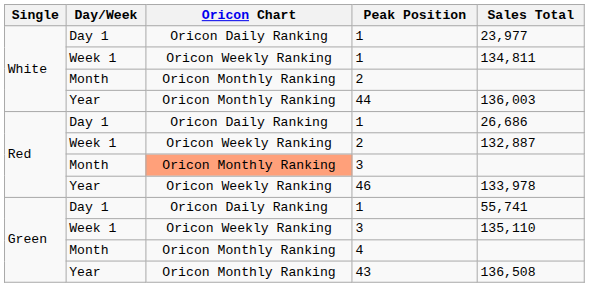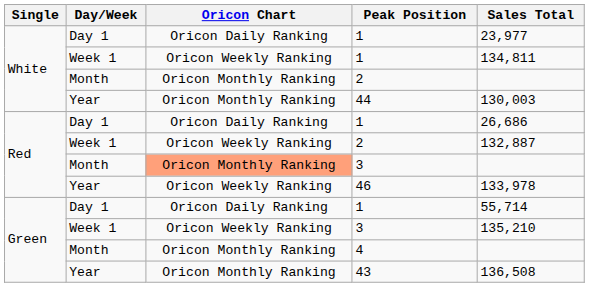(508, 101) 136,003 -> (508, 101) 130,003
(504, 208) 55,741 -> (504, 208) 55,714
(508, 229) 135,110 -> (508, 229) 135,210
